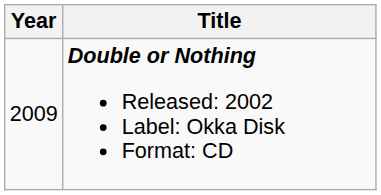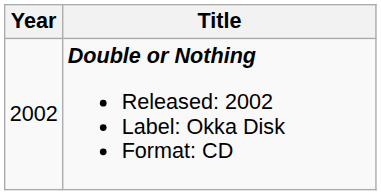(34, 113) 2009 -> (34, 113) 2002
